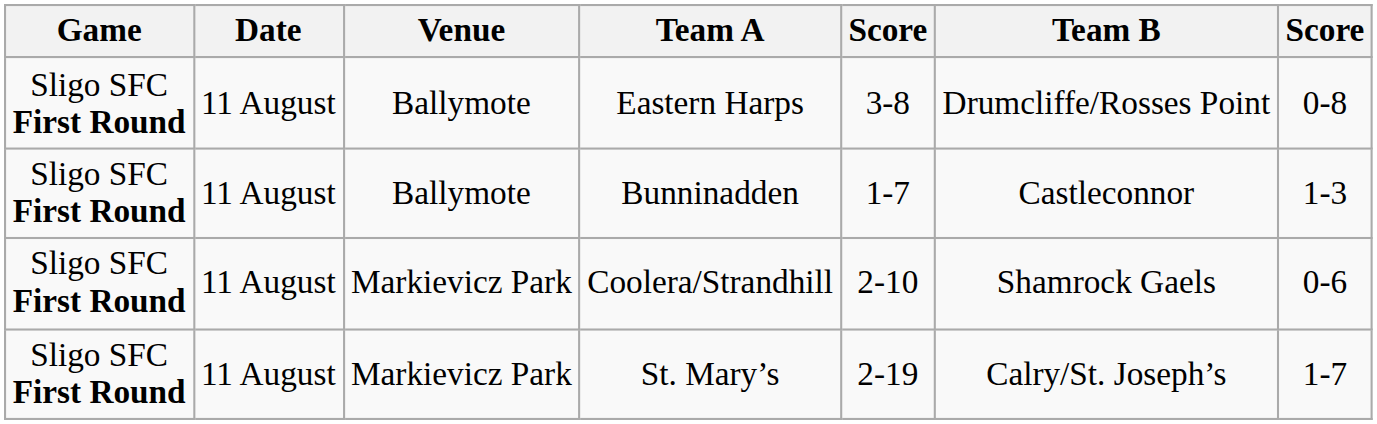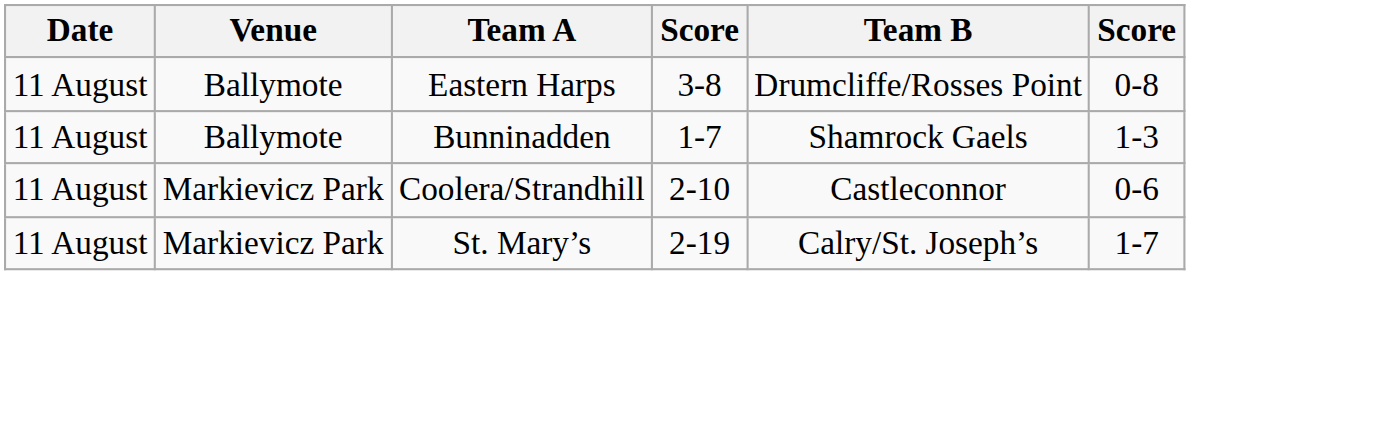- column: (99, 30)
(1106, 192) Castleconnor -> (918, 136) Shamrock Gaels
(1106, 282) Shamrock Gaels -> (918, 189) Castleconnor
